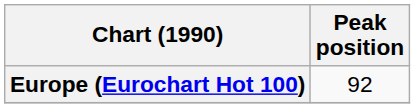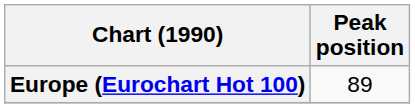(360, 84) 92 -> (360, 84) 89
